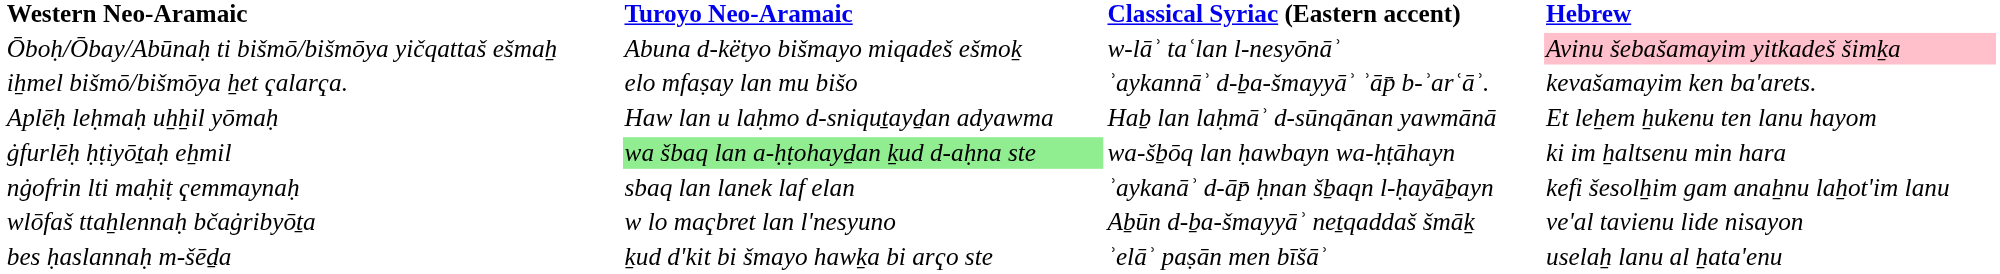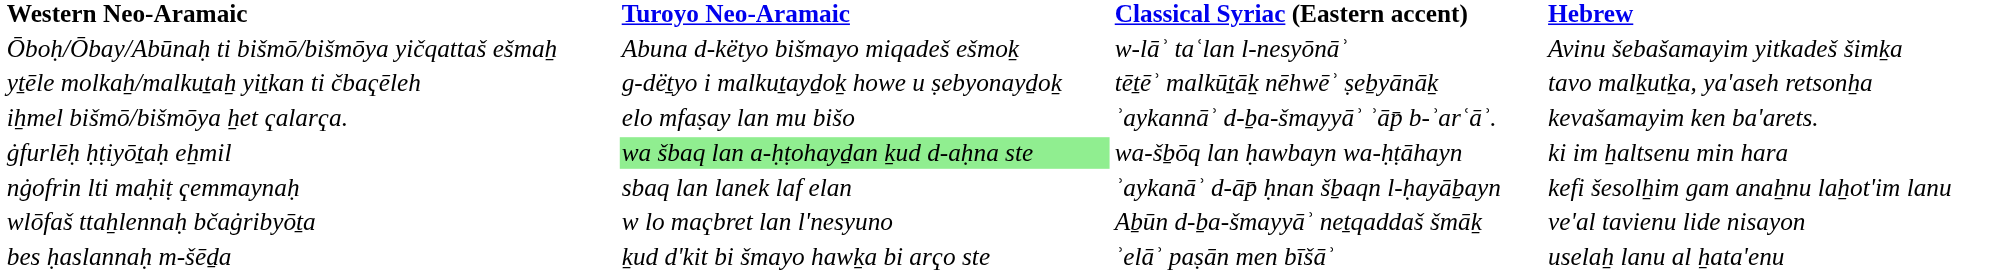(1723, 48) pink background -> (1725, 48) no background
+ row: (214, 83)
- row: (143, 117)
